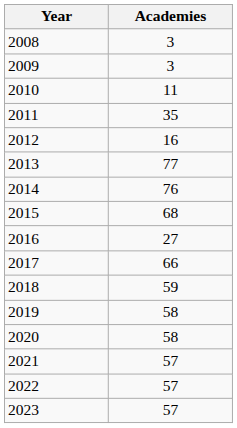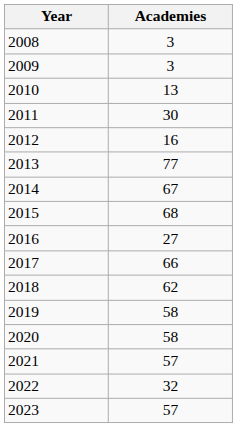(170, 90) 11 -> (170, 90) 13
(170, 115) 35 -> (170, 115) 30
(170, 189) 76 -> (170, 189) 67
(170, 287) 59 -> (170, 287) 62
(170, 386) 57 -> (170, 386) 32
